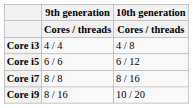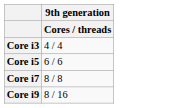- column: (151, 29)
